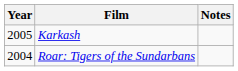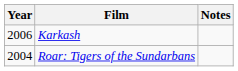(20, 35) 2005 -> (20, 35) 2006
